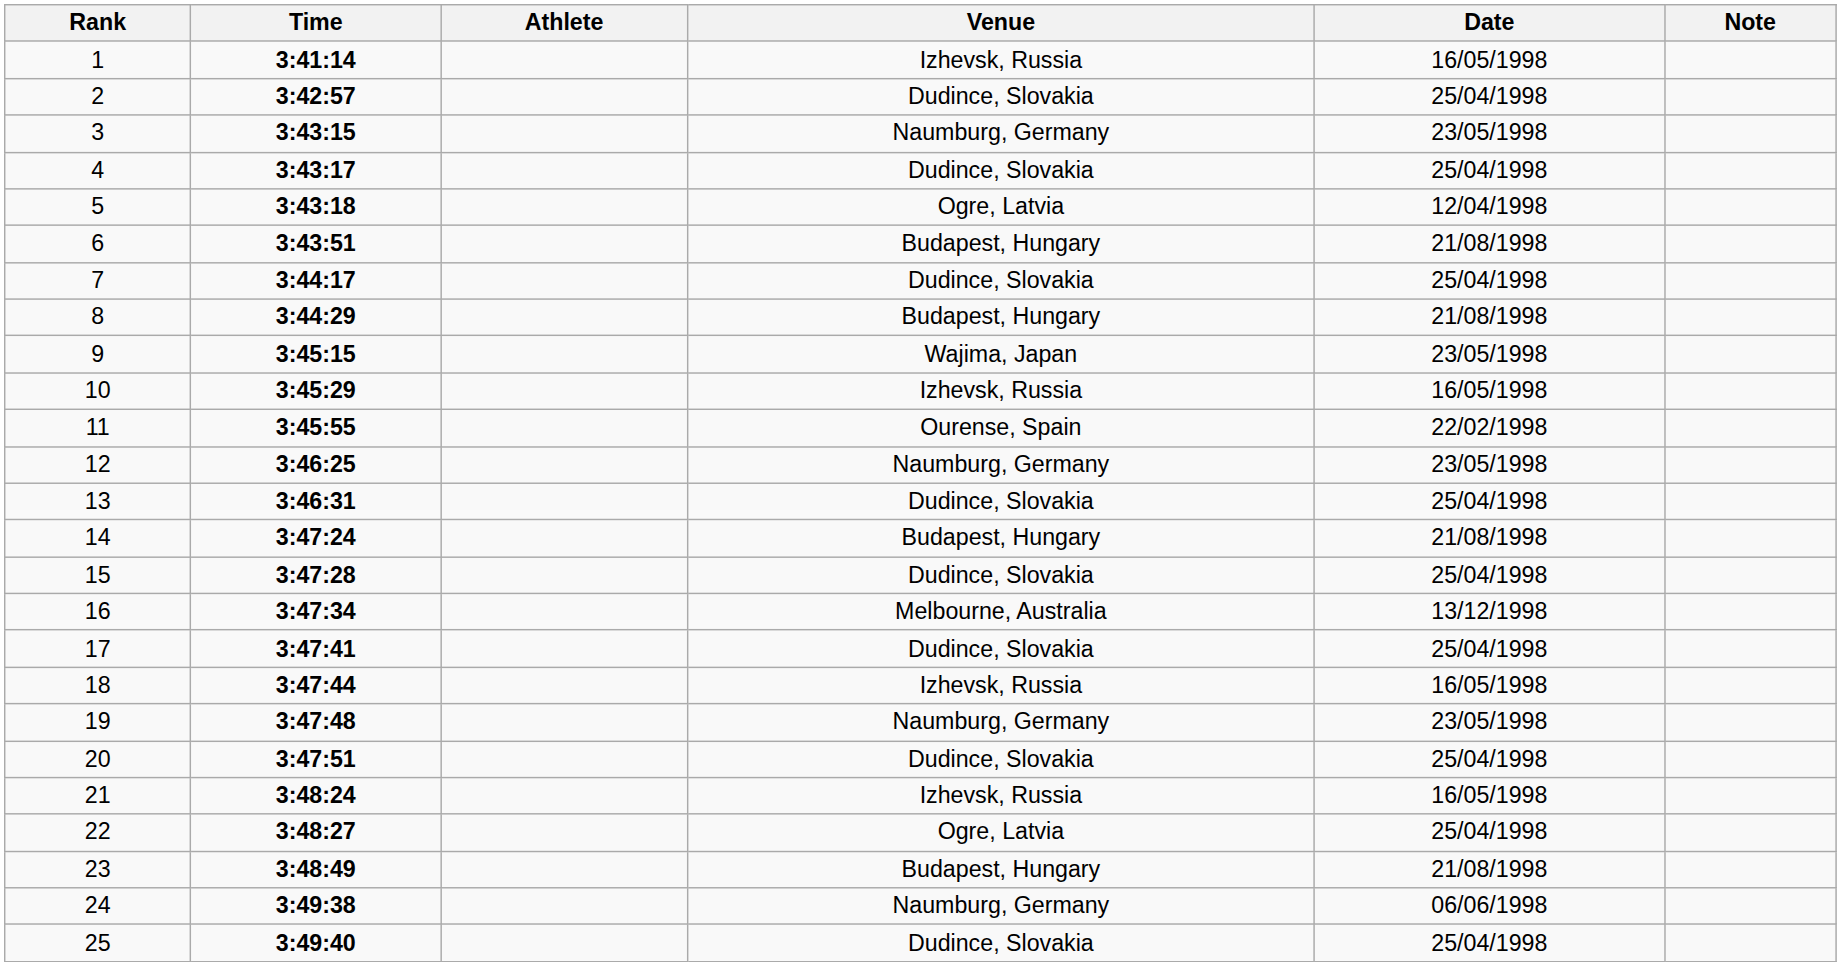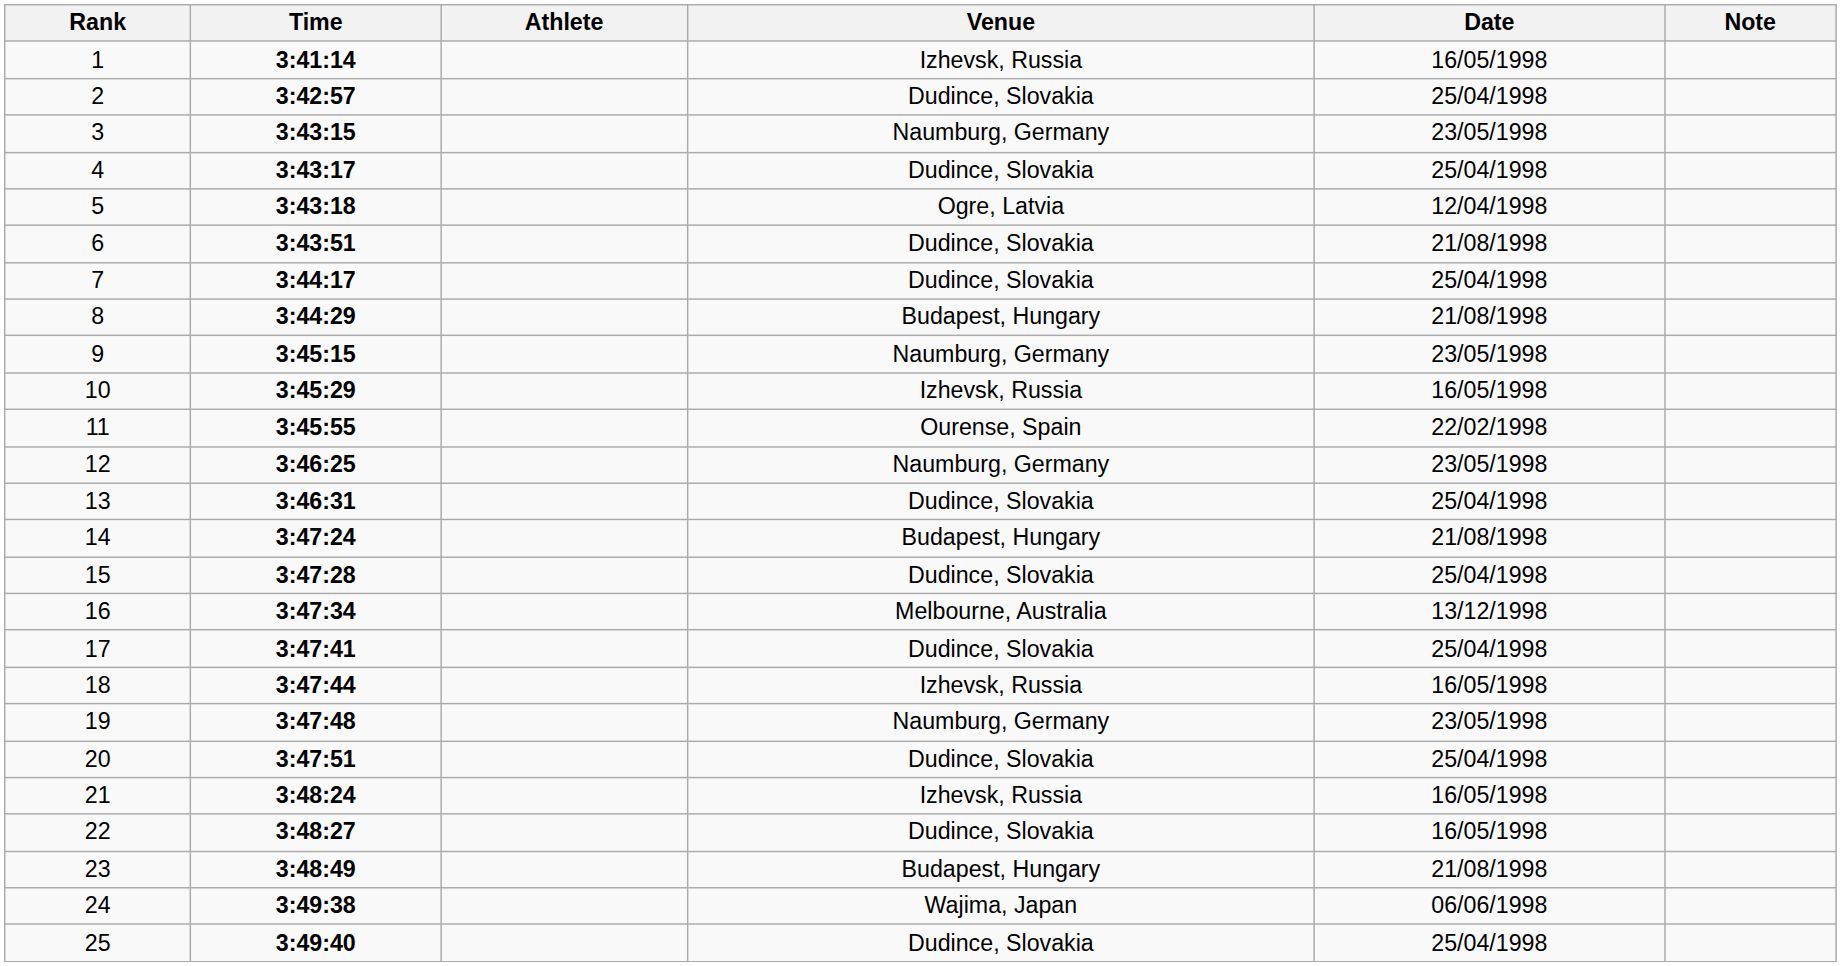(1001, 243) Budapest, Hungary -> (1001, 243) Dudince, Slovakia
(1001, 354) Wajima, Japan -> (1001, 354) Naumburg, Germany
(1001, 832) Ogre, Latvia -> (1001, 832) Dudince, Slovakia
(1489, 832) 25/04/1998 -> (1489, 832) 16/05/1998
(1001, 905) Naumburg, Germany -> (1001, 905) Wajima, Japan
